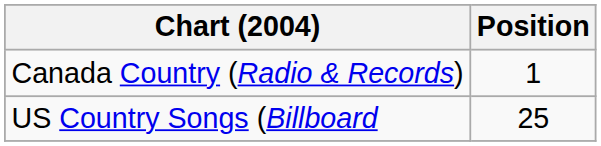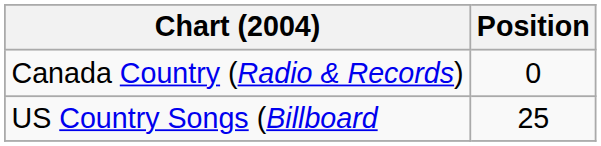(533, 72) 1 -> (533, 72) 0
